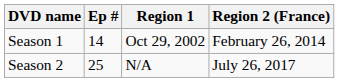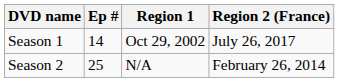(269, 41) February 26, 2014 -> (254, 41) July 26, 2017
(254, 65) July 26, 2017 -> (269, 65) February 26, 2014
